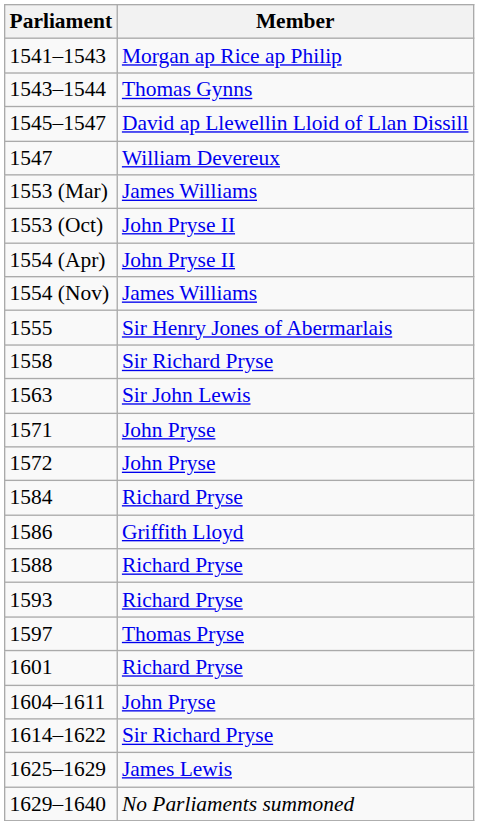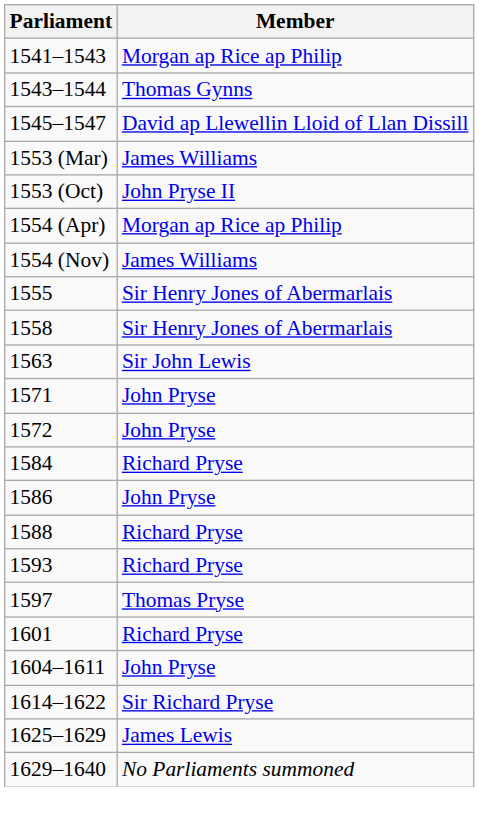- row: (31, 157)
(178, 259) John Pryse II -> (232, 225) Morgan ap Rice ap Philip
(198, 361) Sir Richard Pryse -> (257, 327) Sir Henry Jones of Abermarlais
(183, 531) Griffith Lloyd -> (169, 497) John Pryse
